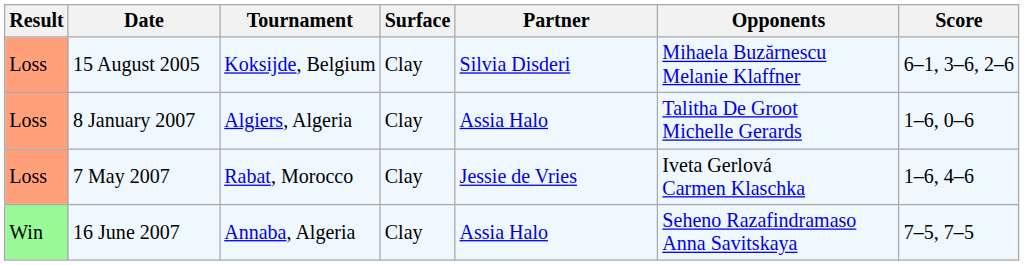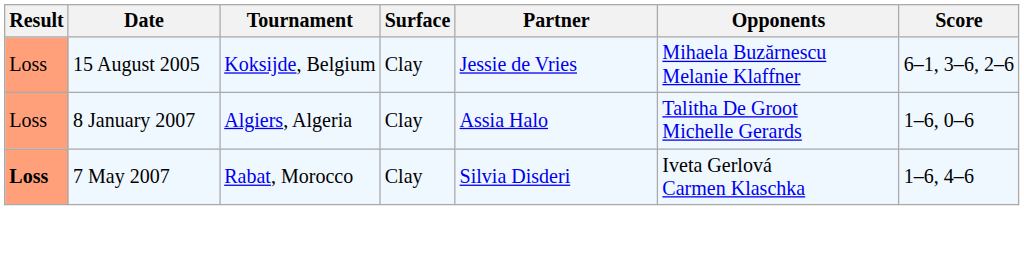(515, 64) Silvia Disderi -> (518, 64) Jessie de Vries
(28, 175) normal -> (29, 175) bold
(518, 175) Jessie de Vries -> (515, 175) Silvia Disderi
- row: (126, 231)
